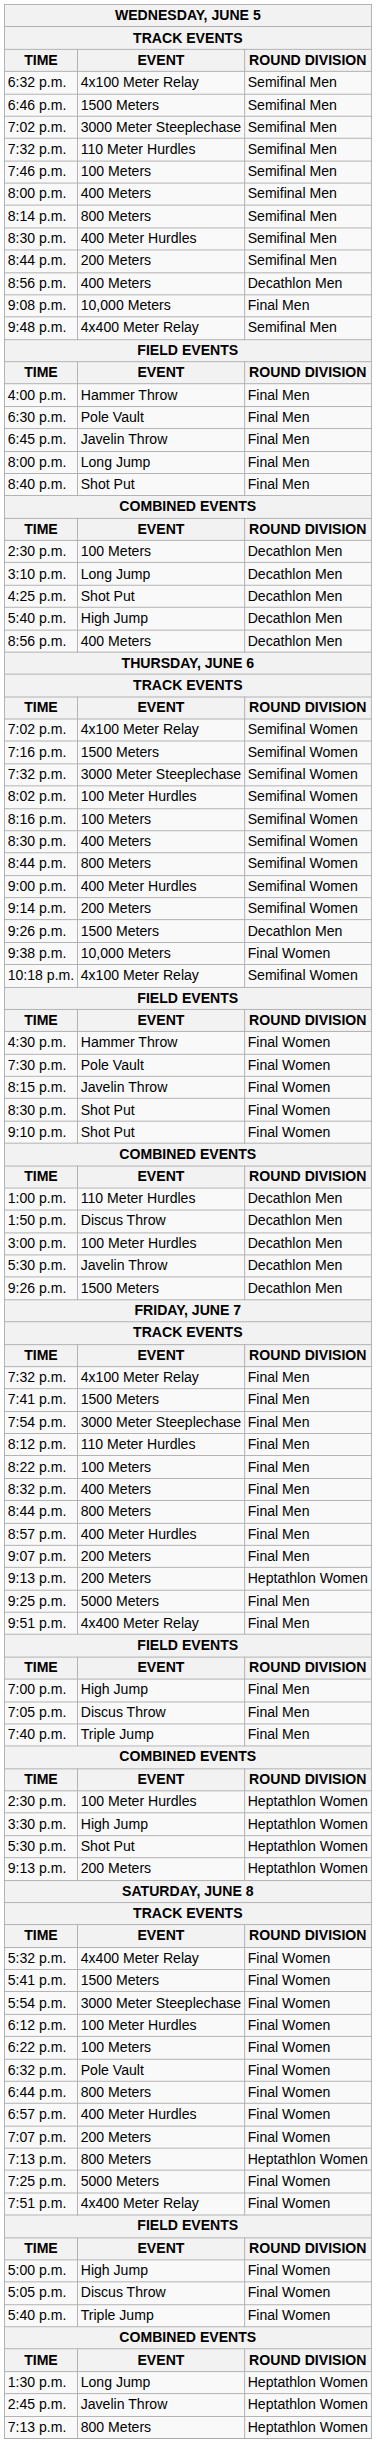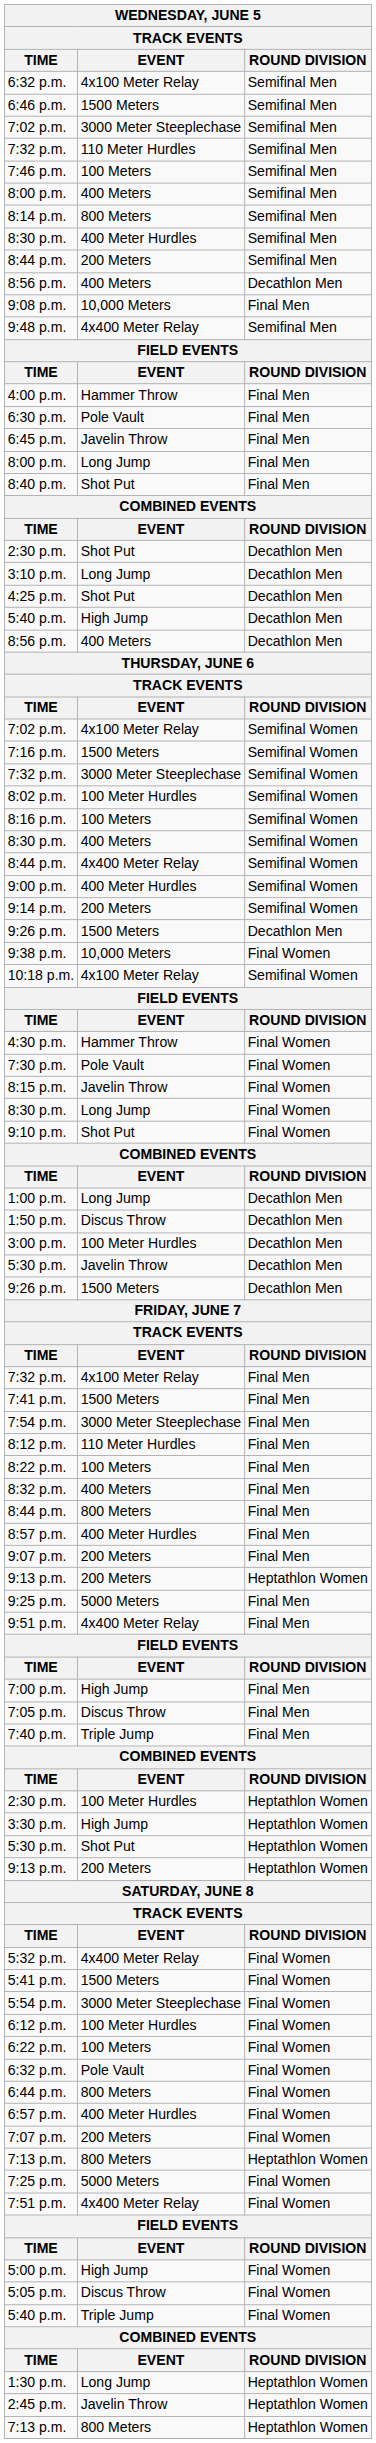(116, 551) 100 Meters -> (108, 551) Shot Put
(116, 864) 800 Meters -> (140, 864) 4x400 Meter Relay
(108, 1109) Shot Put -> (116, 1109) Long Jump
(138, 1199) 110 Meter Hurdles -> (116, 1199) Long Jump
